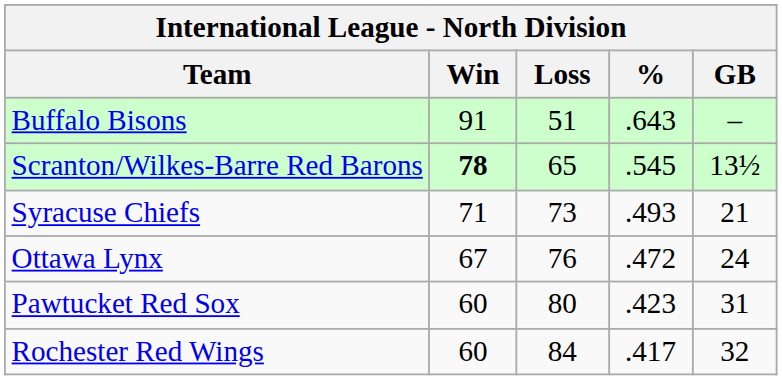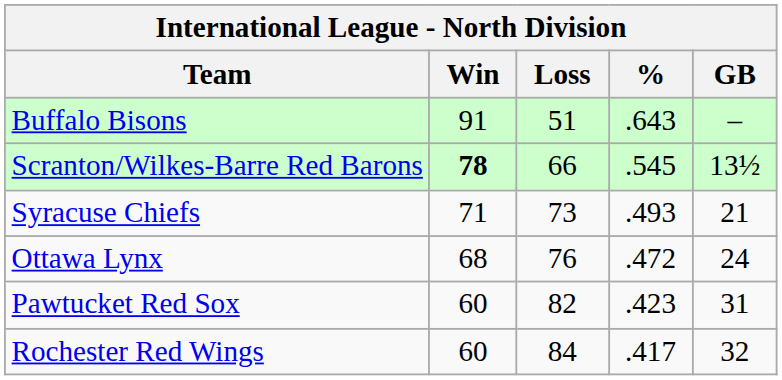(562, 166) 65 -> (562, 166) 66
(473, 258) 67 -> (473, 258) 68
(562, 304) 80 -> (562, 304) 82
